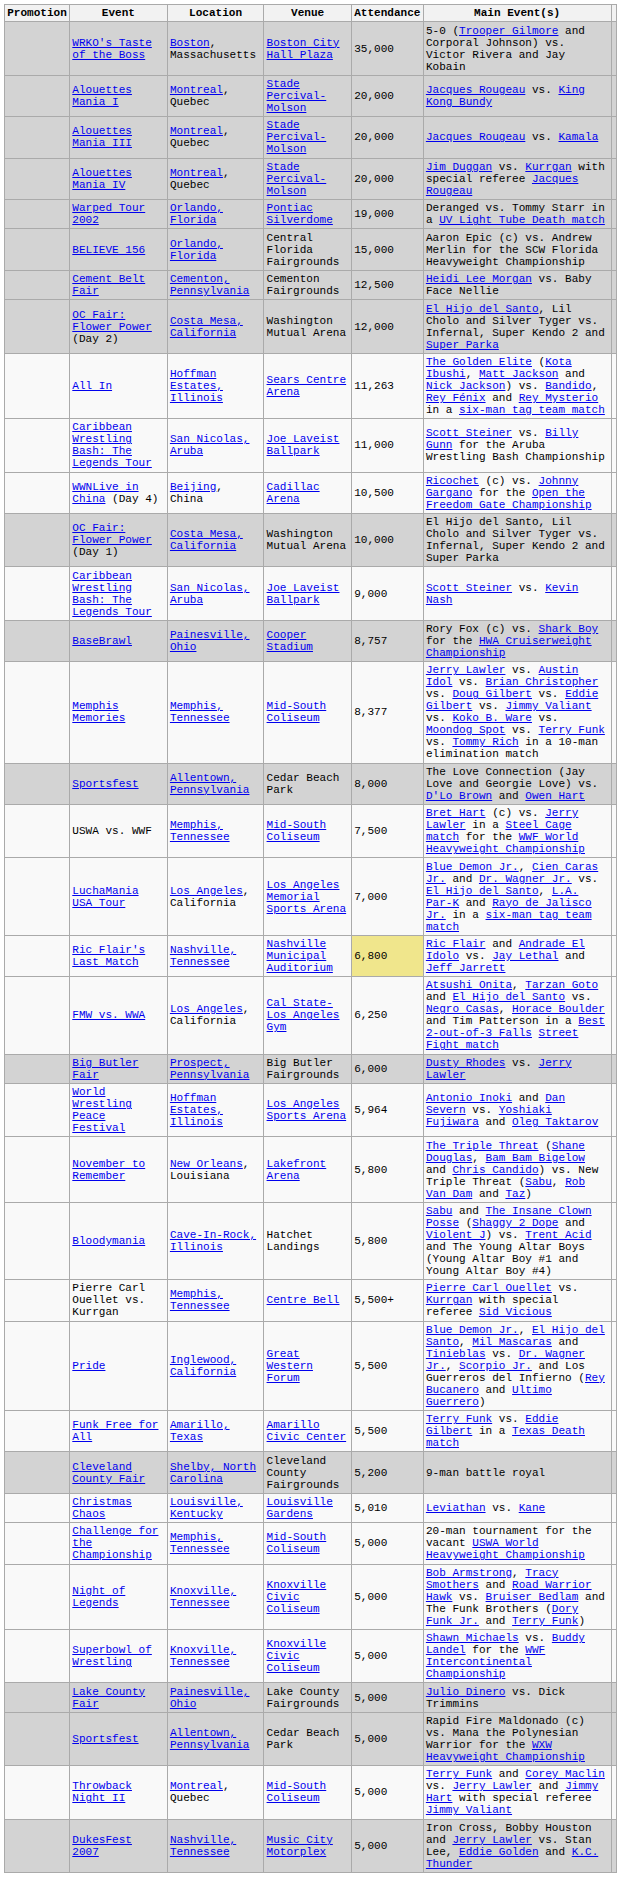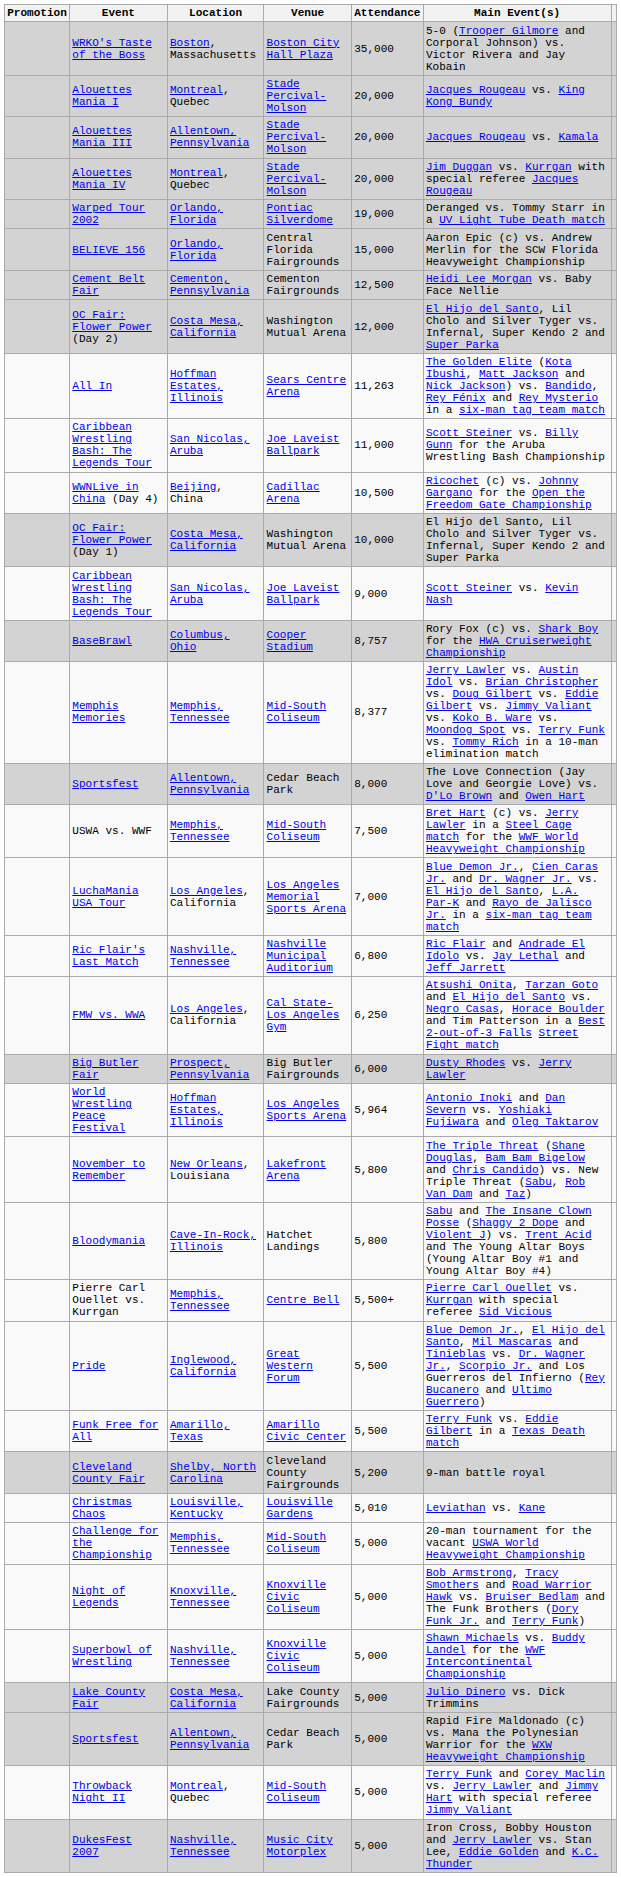(200, 137) Montreal, Quebec -> (210, 137) Allentown, Pennsylvania
(210, 641) Painesville, Ohio -> (200, 641) Columbus, Ohio
(371, 956) khaki background -> (371, 956) no background
(203, 1656) Knoxville, Tennessee -> (203, 1656) Nashville, Tennessee
(210, 1698) Painesville, Ohio -> (206, 1698) Costa Mesa, California
